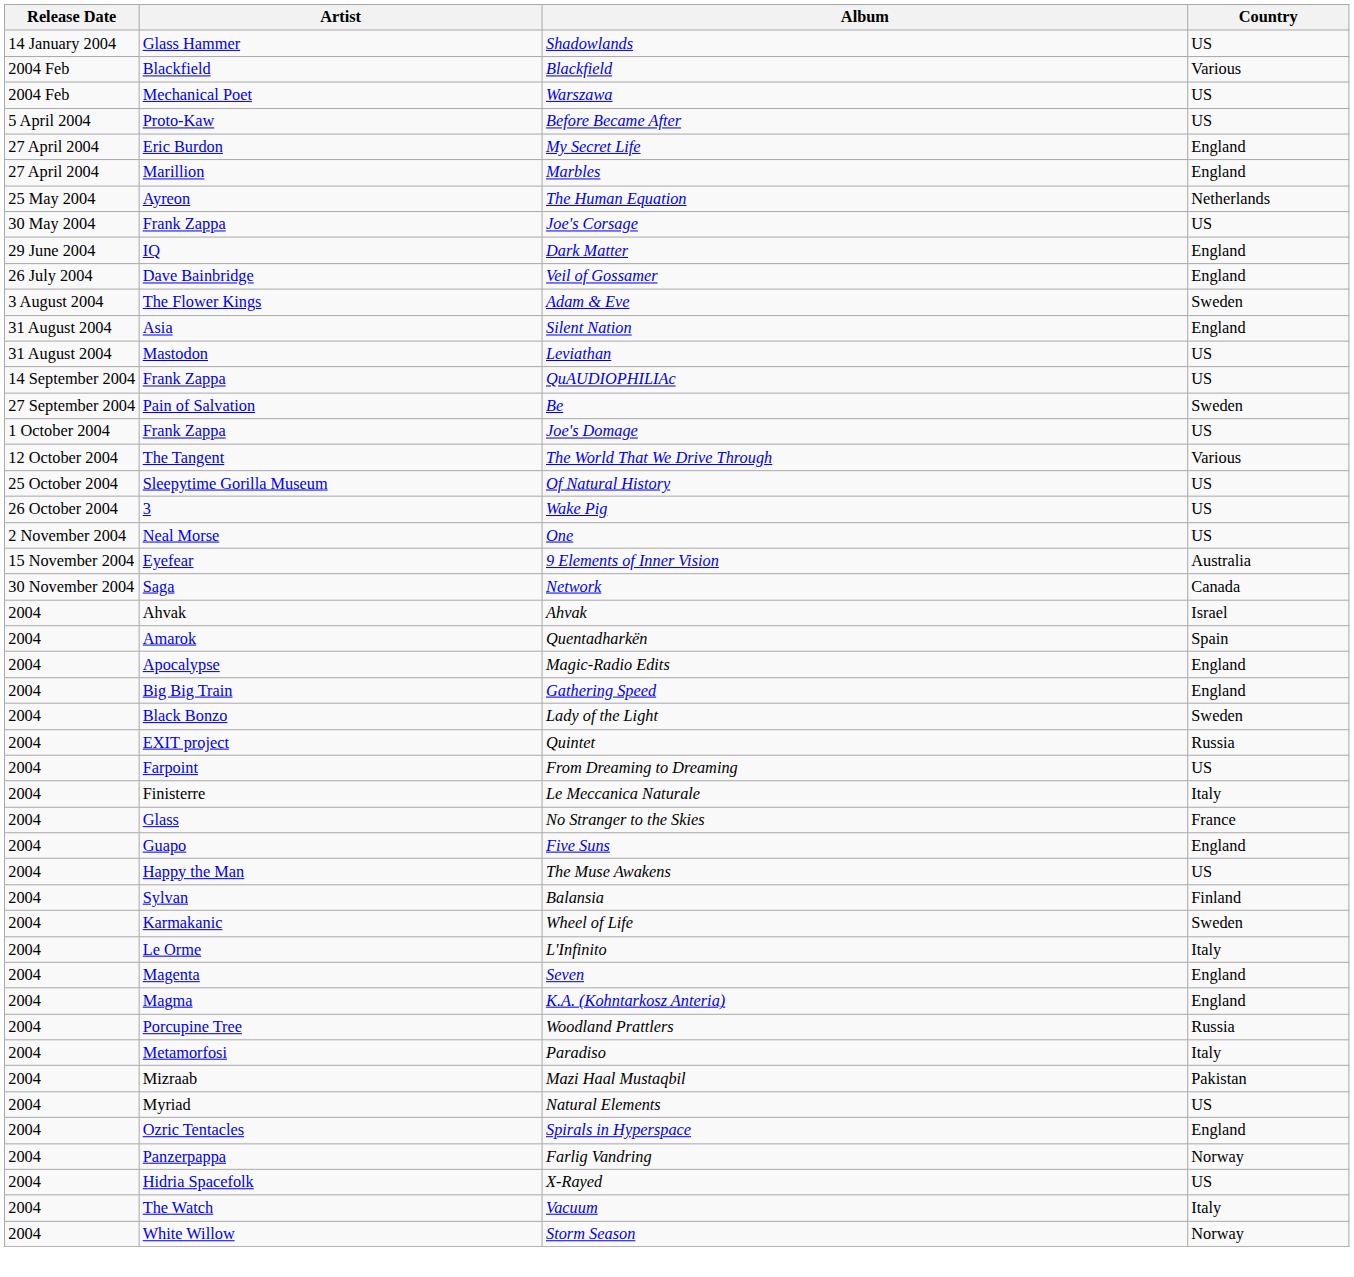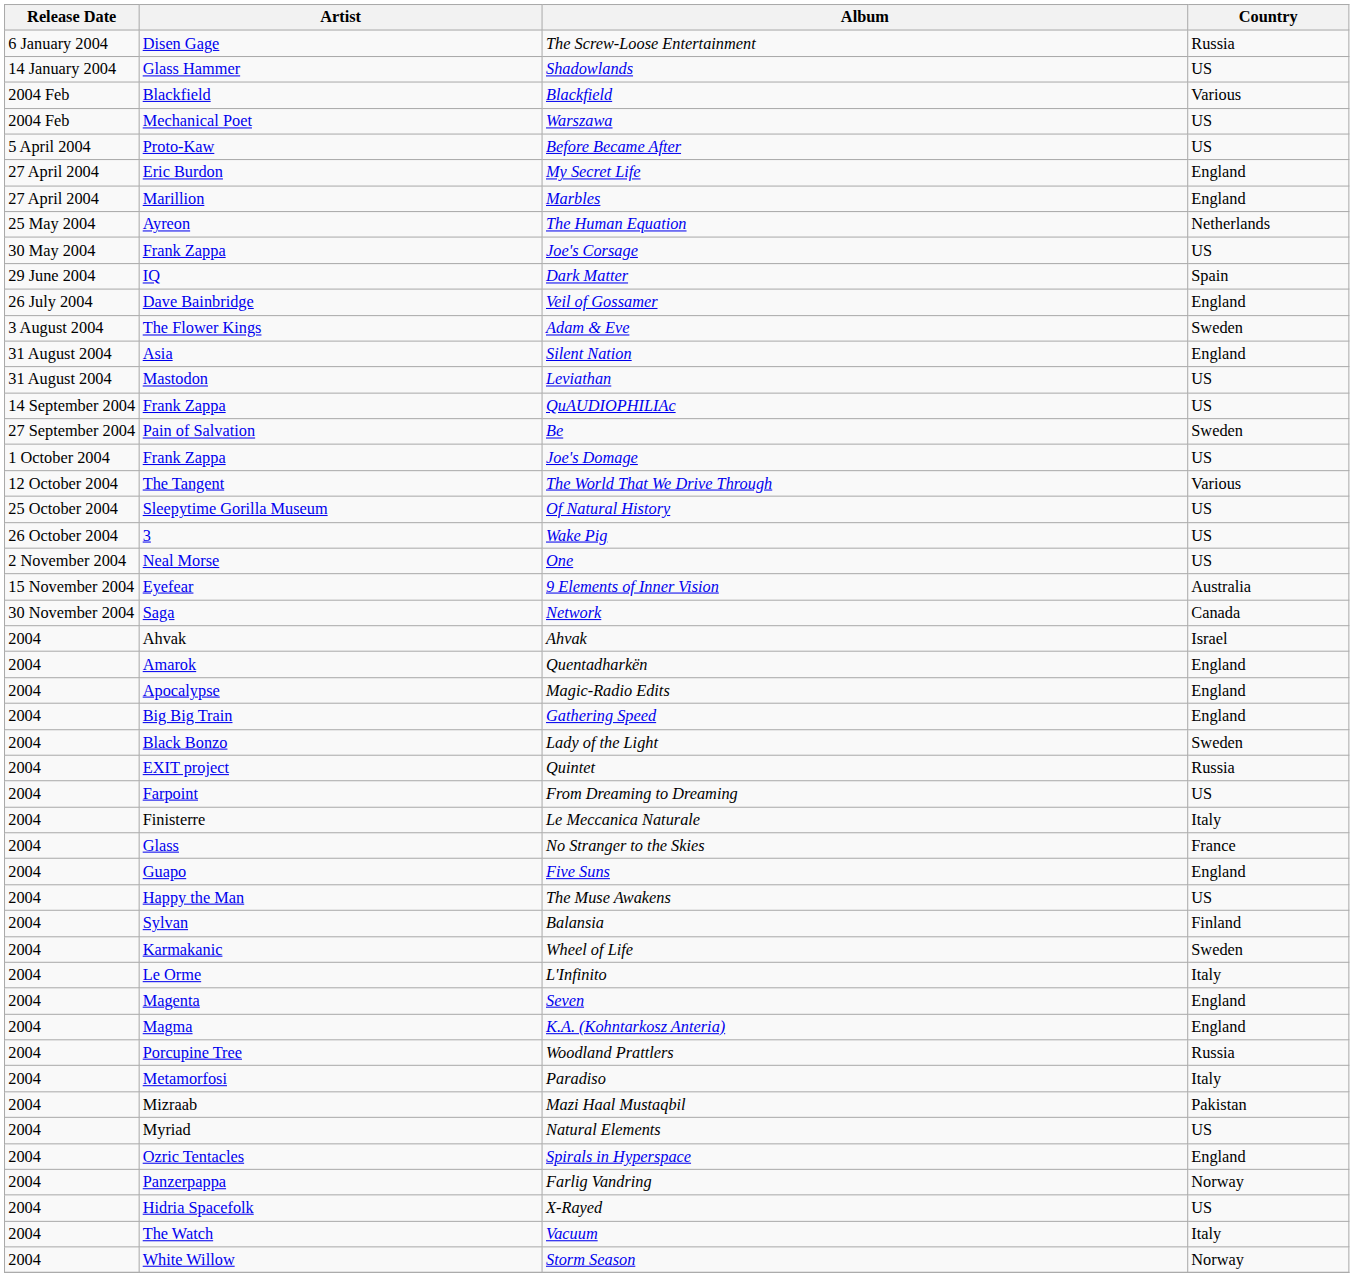+ row: (651, 43)
(1218, 250) England -> (1210, 276) Spain
(1210, 638) Spain -> (1218, 664) England
